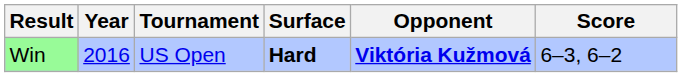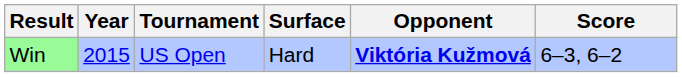(107, 54) 2016 -> (107, 54) 2015
(293, 54) bold -> (291, 54) normal
